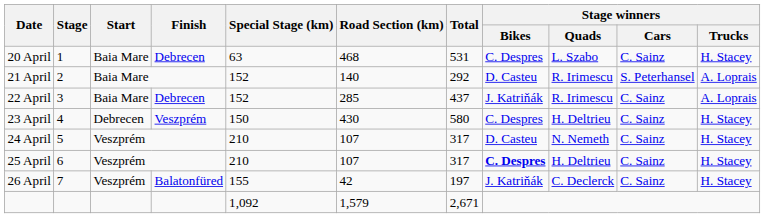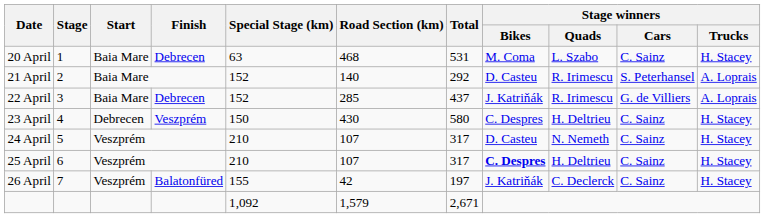(514, 56) C. Despres -> (510, 56) M. Coma
(642, 98) C. Sainz -> (655, 98) G. de Villiers
